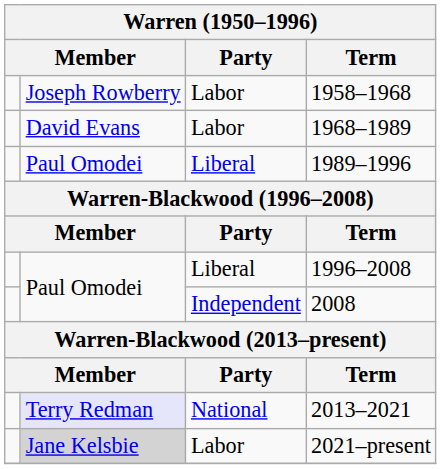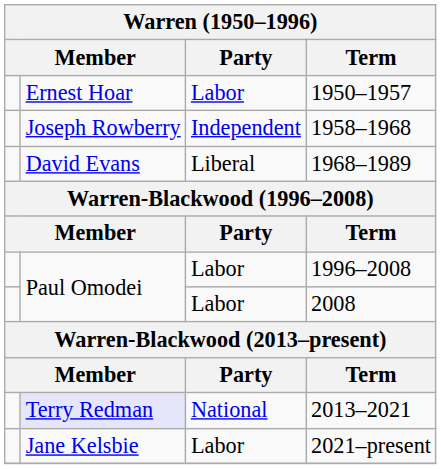+ row: (361, 92)
(217, 92) Labor -> (246, 127) Independent
(217, 127) Labor -> (223, 163) Liberal
- row: (361, 163)
(223, 269) Liberal -> (217, 269) Labor
(246, 304) Independent -> (217, 304) Labor
(82, 445) lightgrey background -> (82, 445) no background
